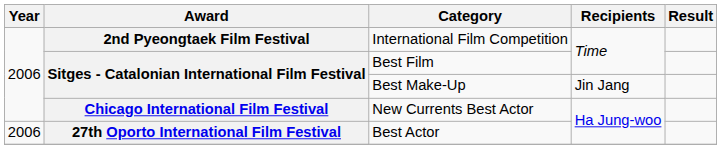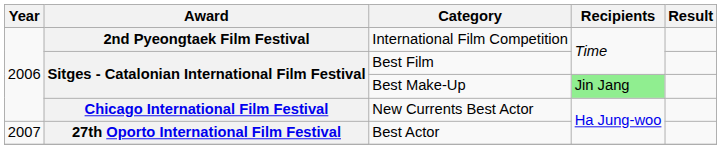(602, 86) no background -> (602, 86) lightgreen background
(24, 132) 2006 -> (24, 132) 2007
